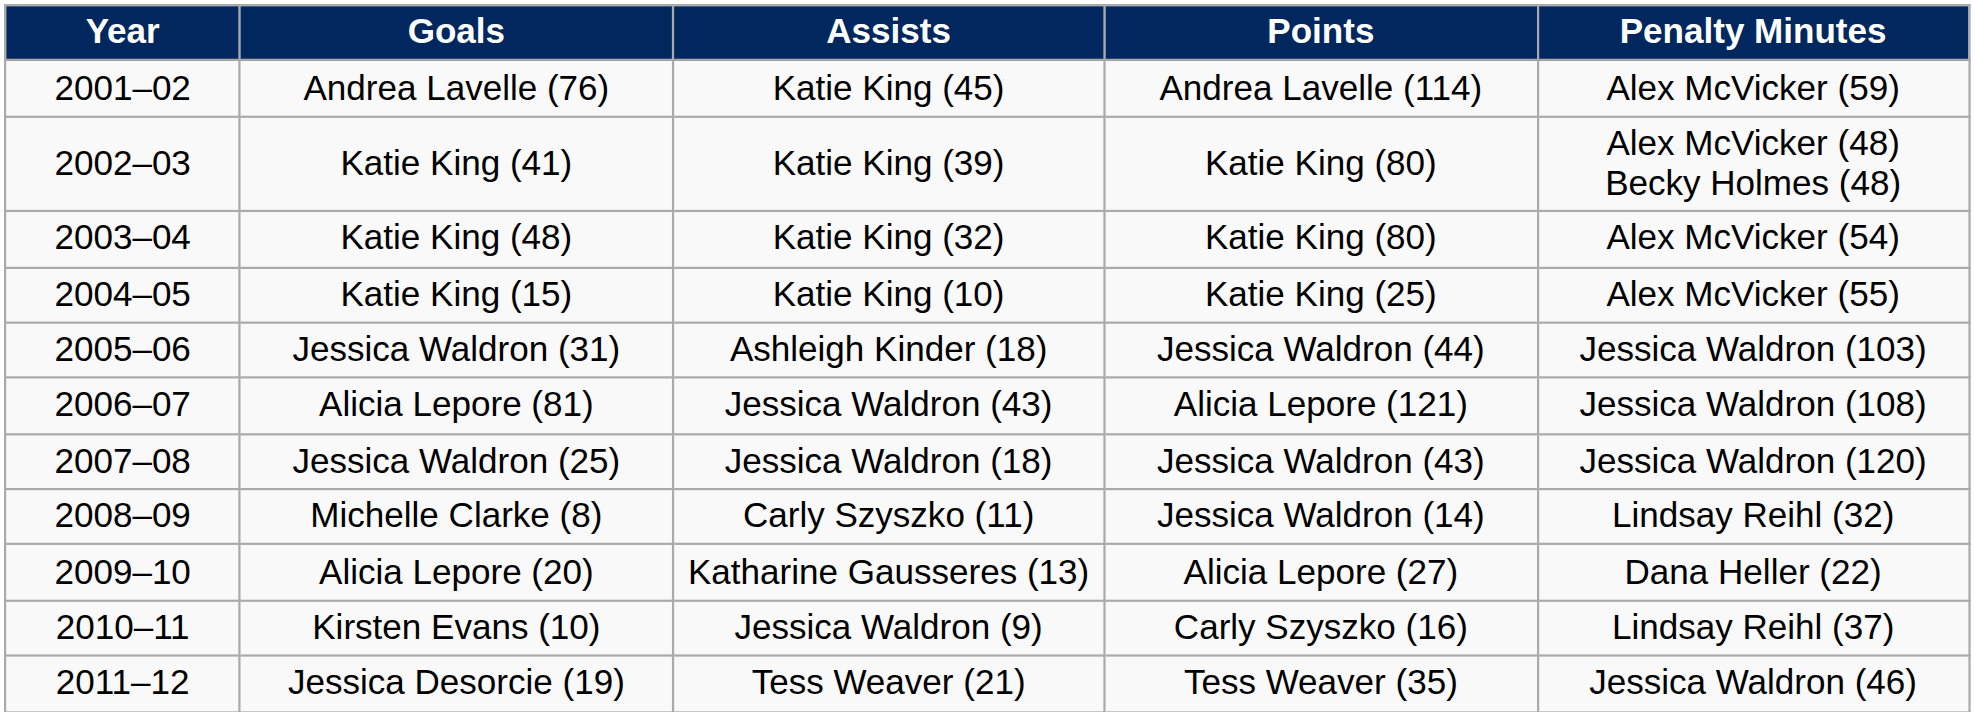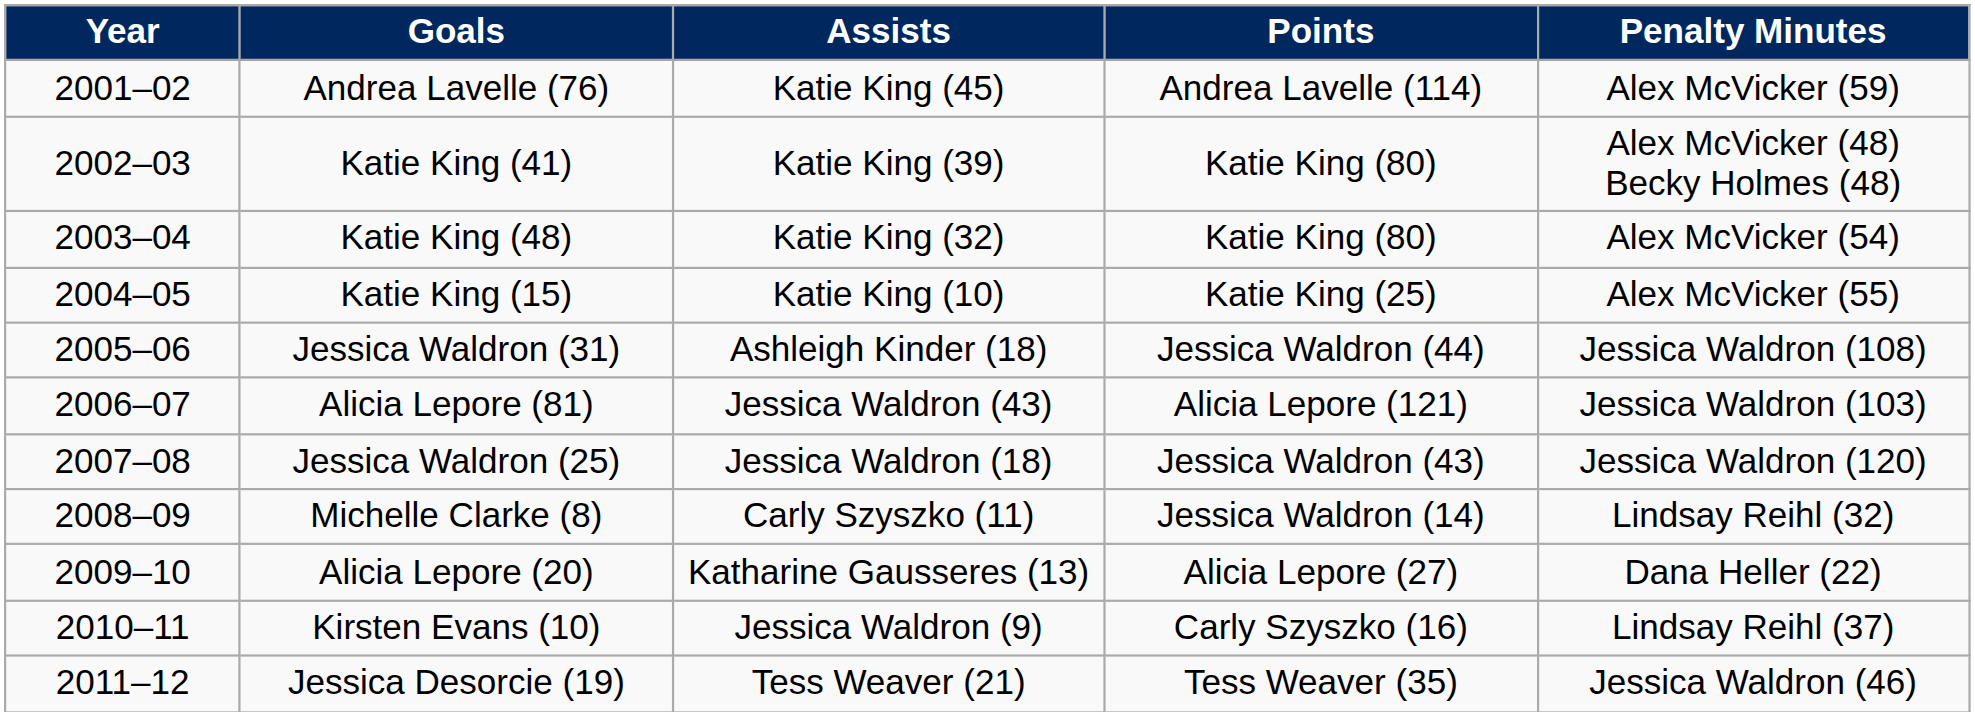(1753, 349) Jessica Waldron (103) -> (1753, 349) Jessica Waldron (108)
(1753, 405) Jessica Waldron (108) -> (1753, 405) Jessica Waldron (103)
